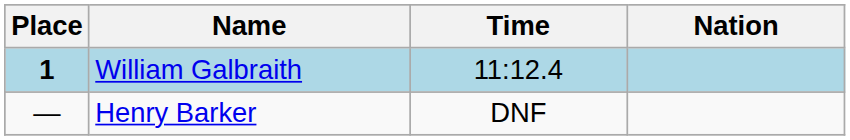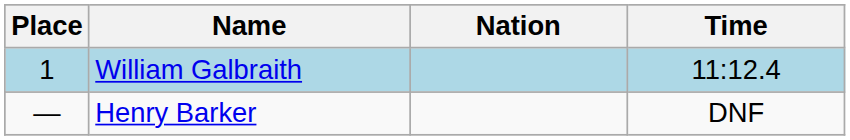columns swapped: (736, 26) <-> (518, 26)
(47, 69) bold -> (47, 69) normal
